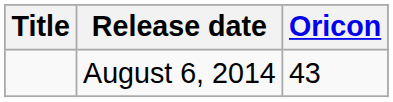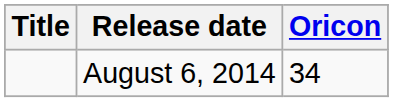(305, 72) 43 -> (305, 72) 34
